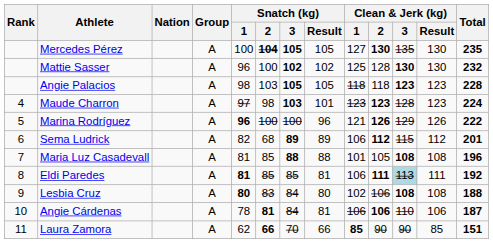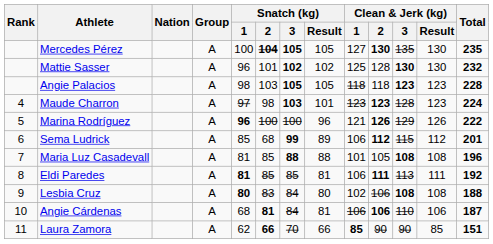(268, 67) 100 -> (268, 67) 101
(244, 139) 82 -> (244, 139) 85
(292, 139) 89 -> (292, 139) 99
(405, 175) lightblue background -> (405, 175) no background
(244, 211) 78 -> (244, 211) 68
